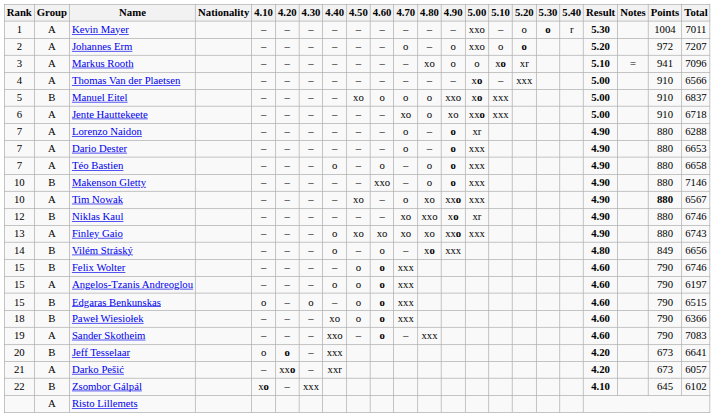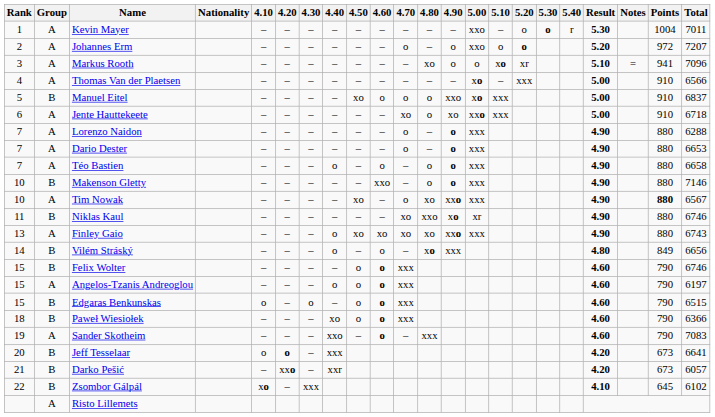(477, 132) xr -> (477, 132) xxx
(19, 217) 12 -> (19, 217) 11
(52, 370) A -> (52, 370) B
